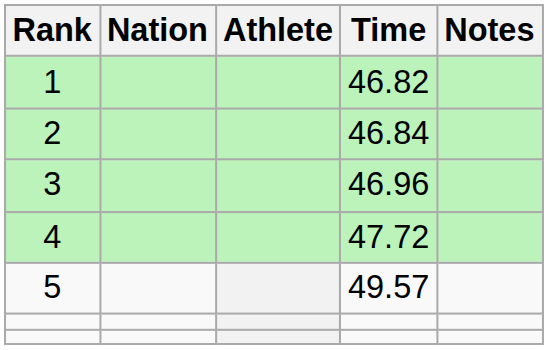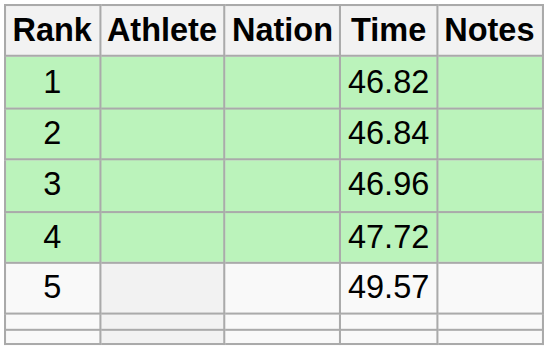columns swapped: (278, 30) <-> (157, 30)
